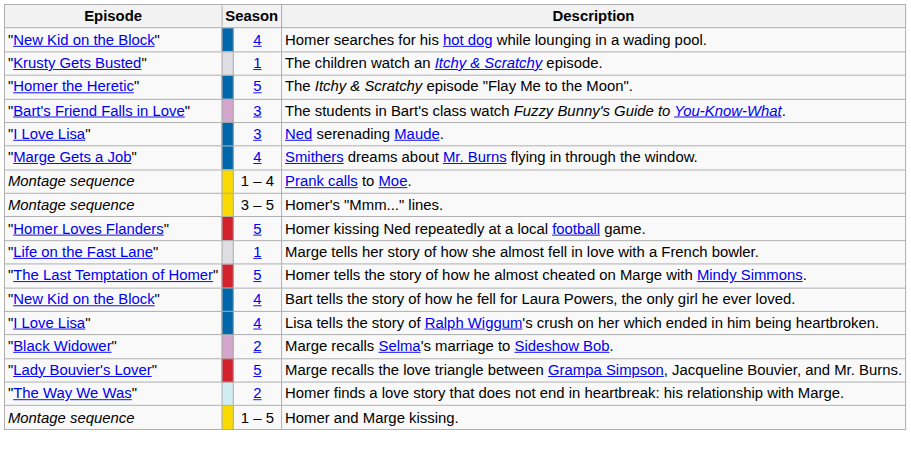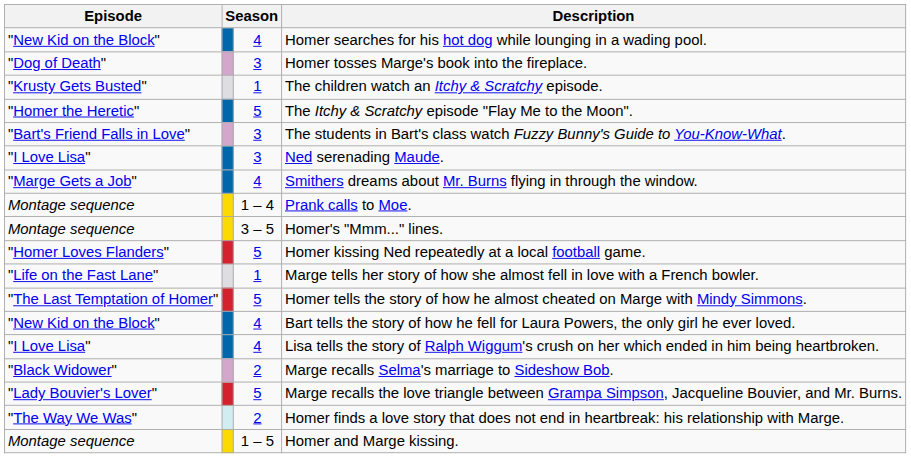+ row: (436, 63)
